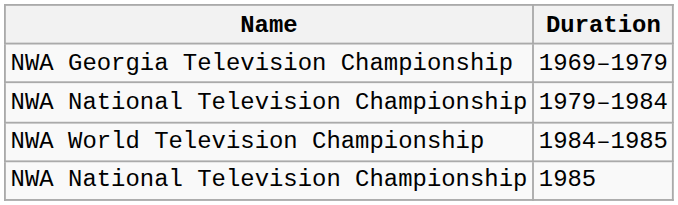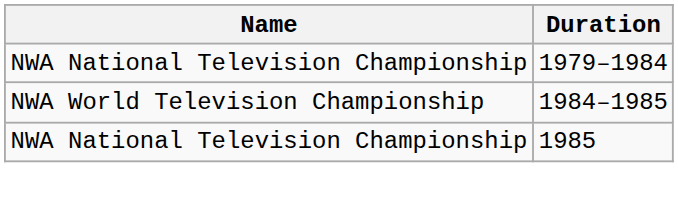- row: (603, 63)
